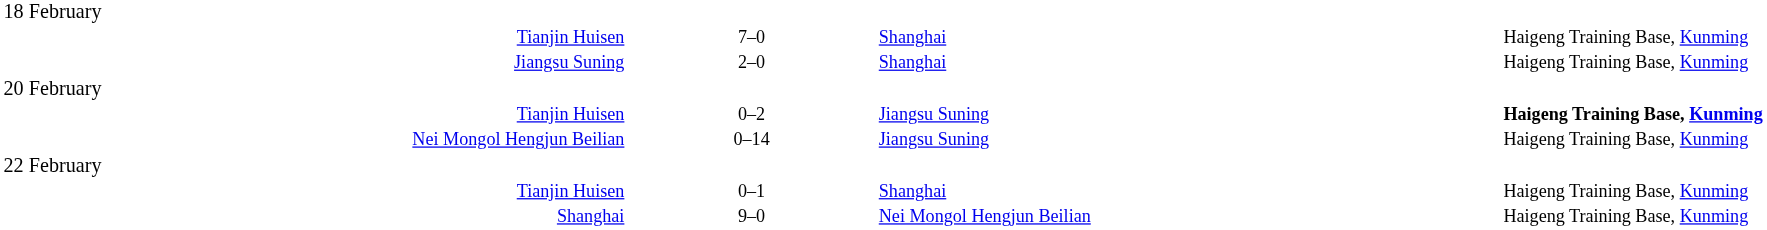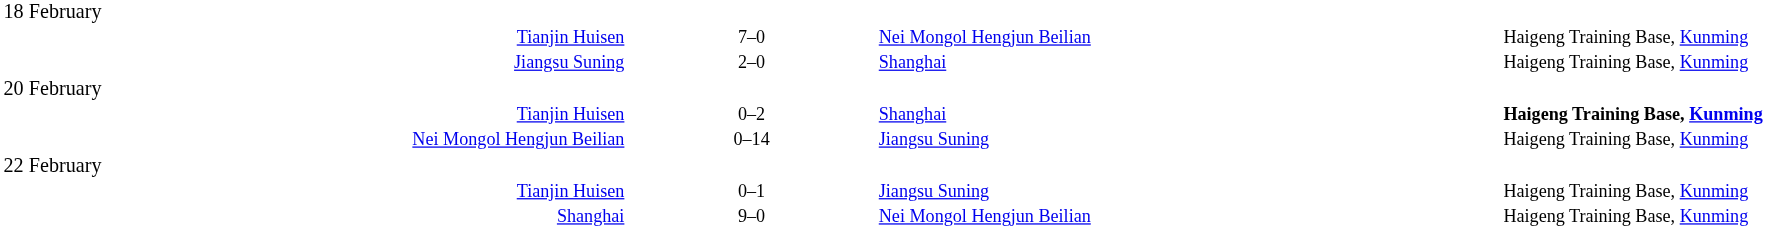(913, 37) Shanghai -> (985, 37) Nei Mongol Hengjun Beilian
(934, 114) Jiangsu Suning -> (913, 114) Shanghai
(913, 191) Shanghai -> (934, 191) Jiangsu Suning
